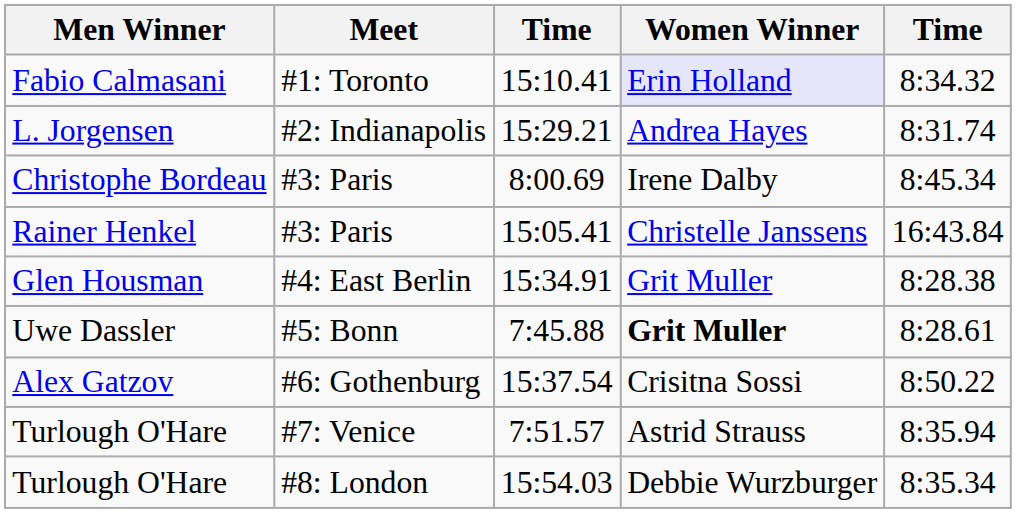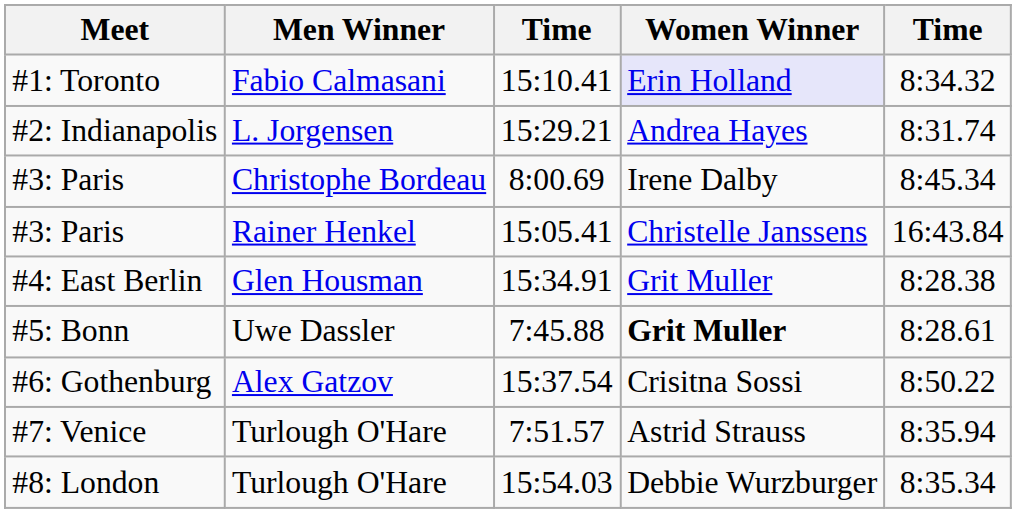columns swapped: (384, 29) <-> (139, 29)
